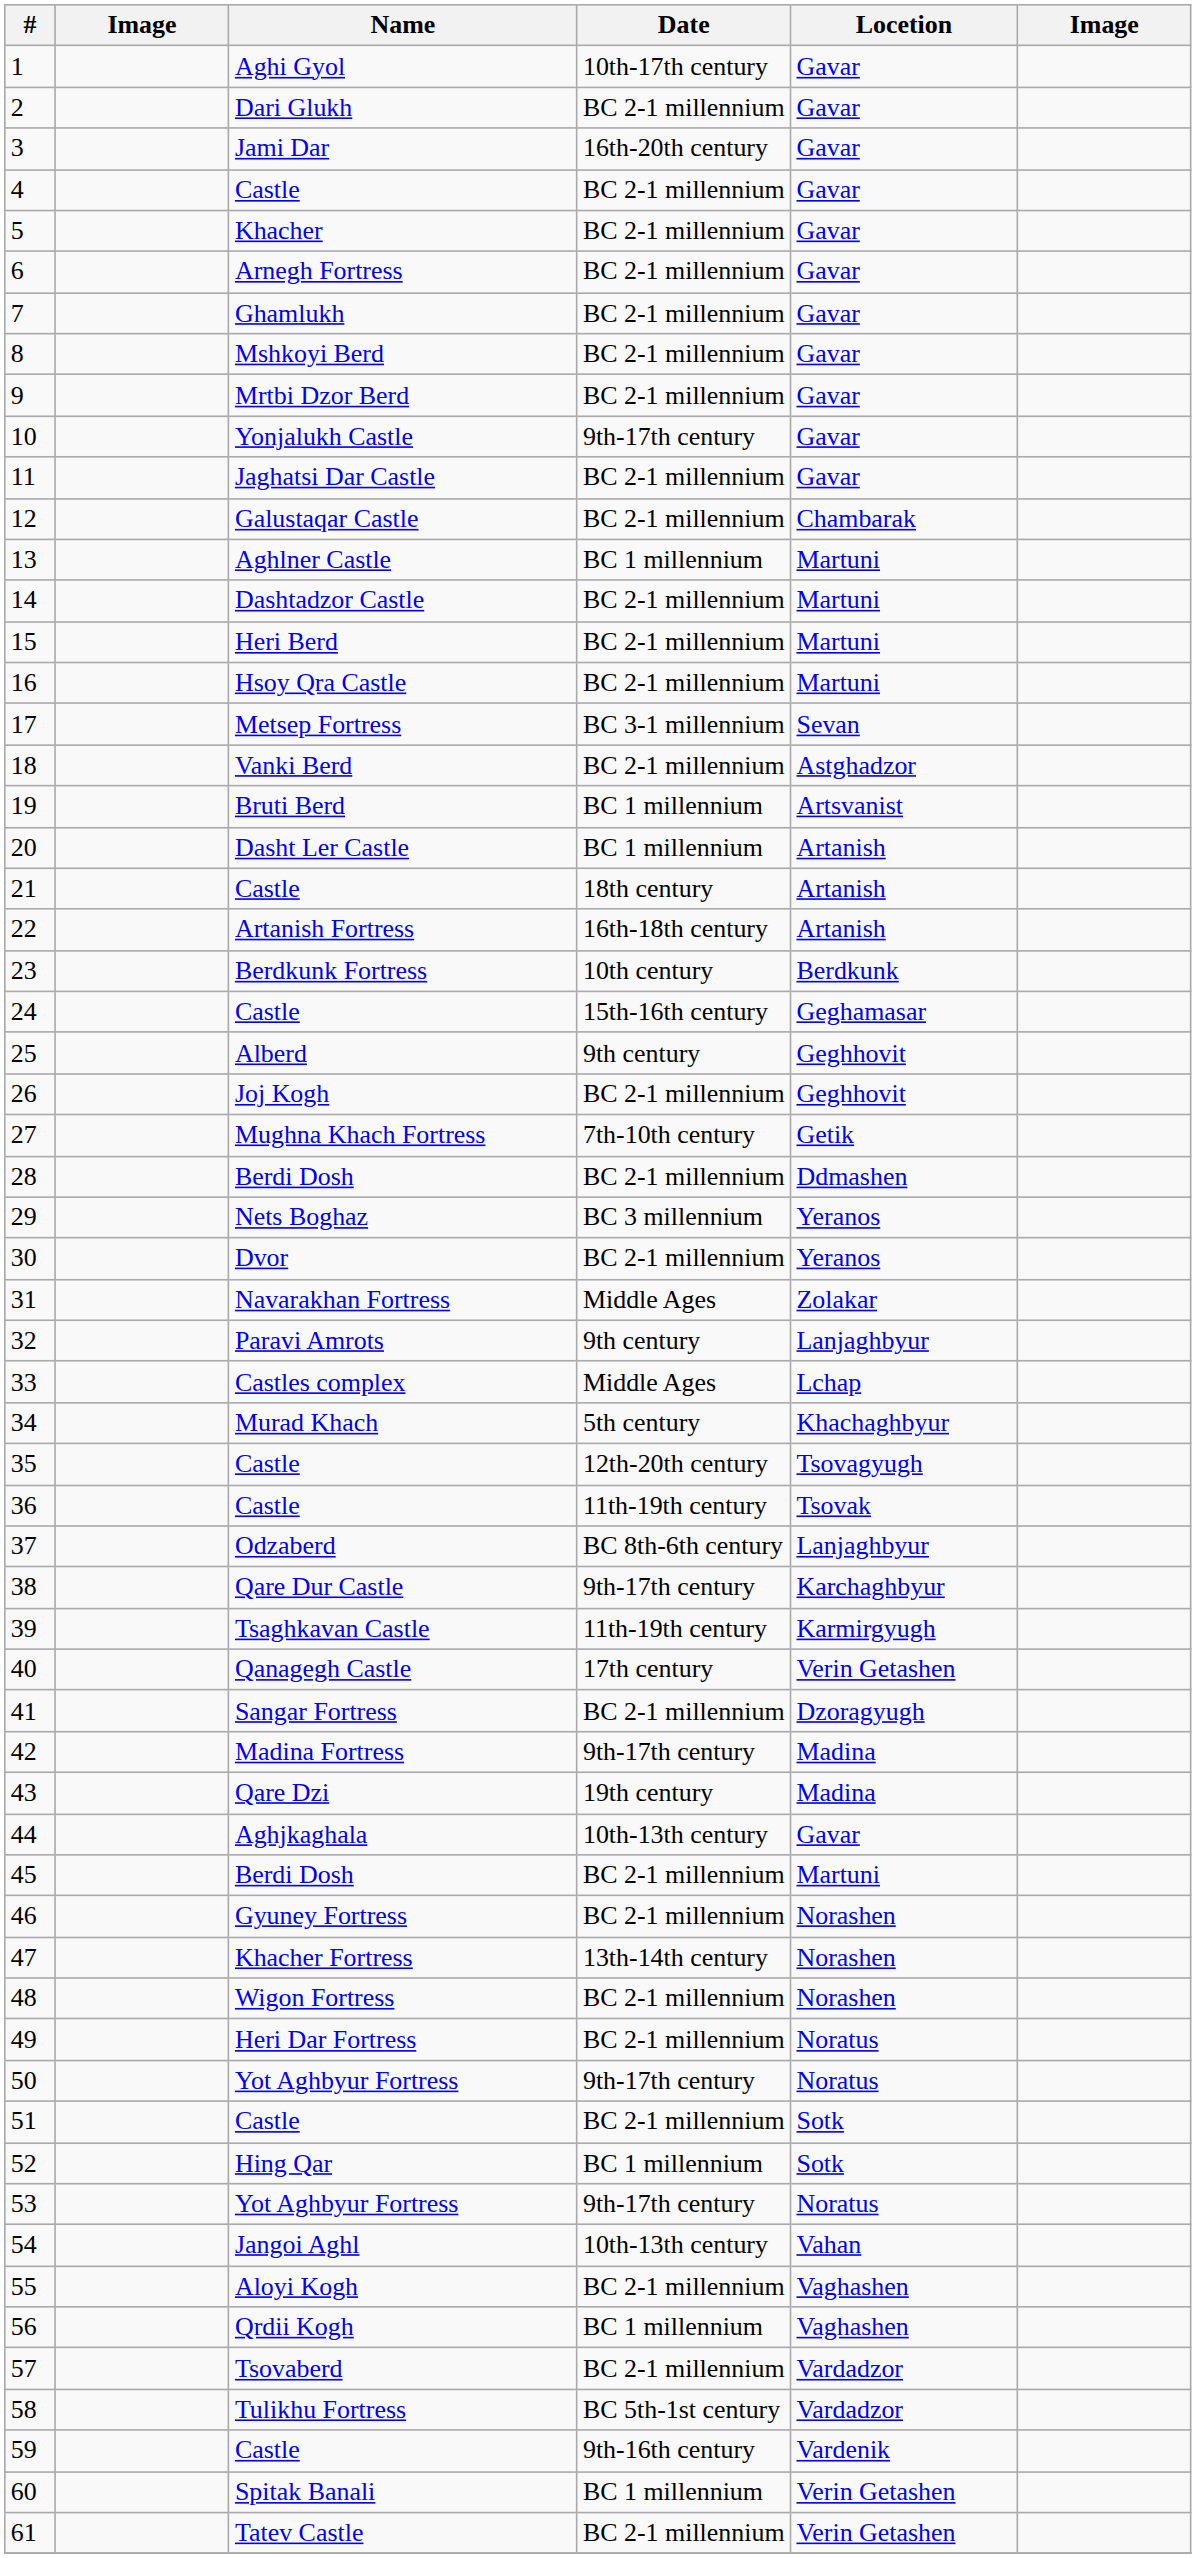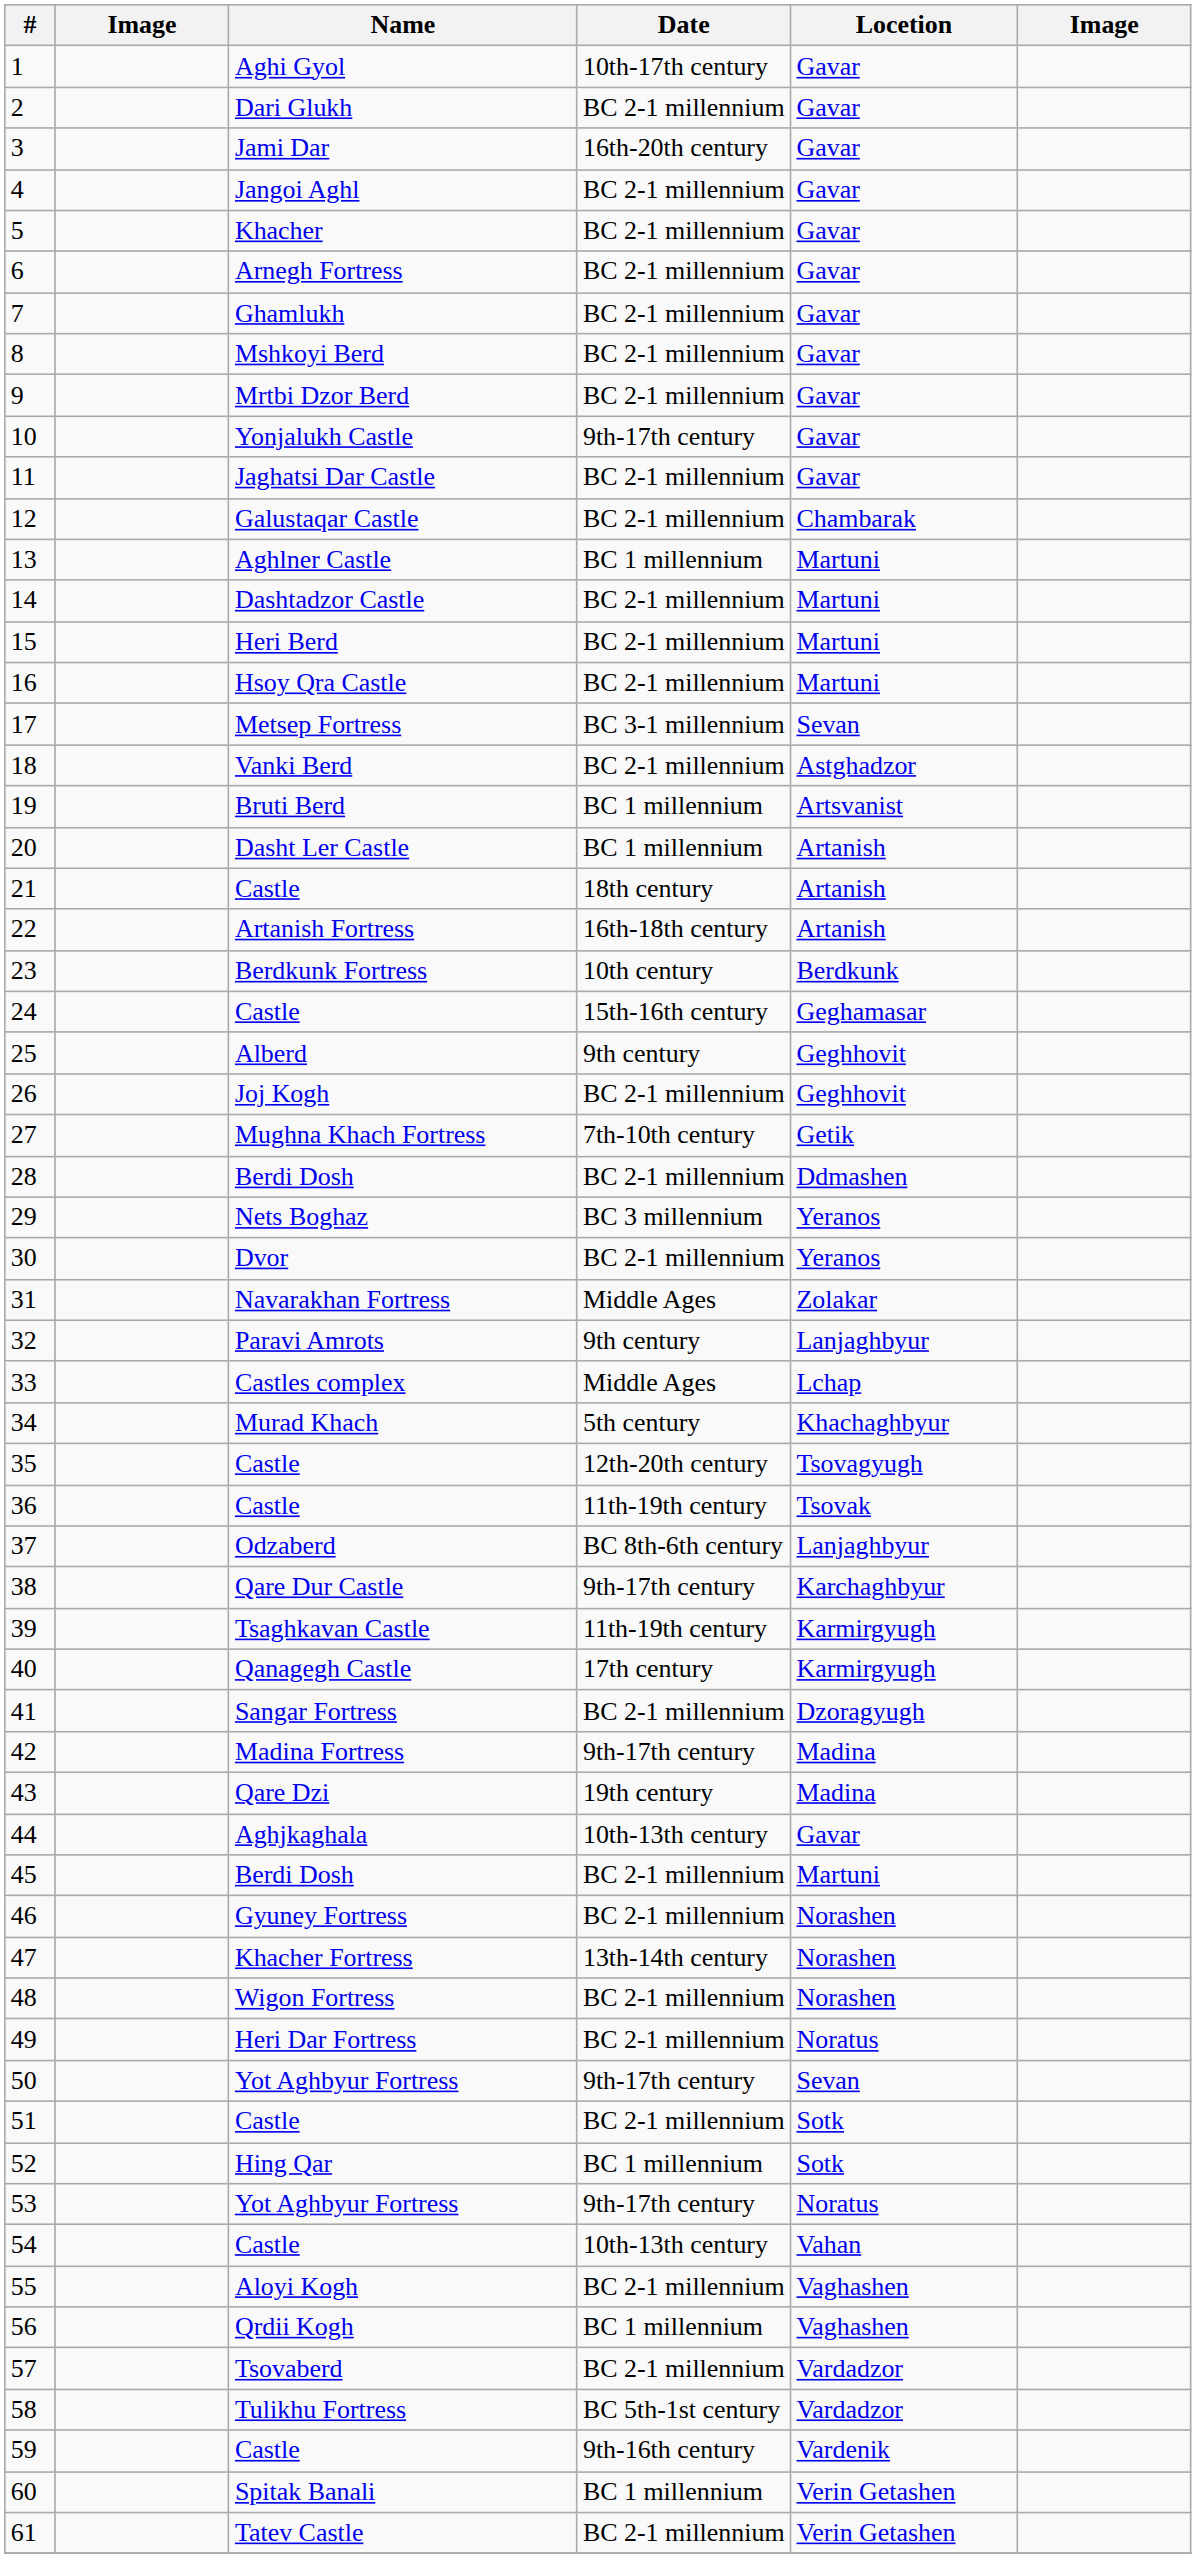(267, 189) Castle -> (297, 189) Jangoi Aghl
(876, 1669) Verin Getashen -> (866, 1669) Karmirgyugh
(838, 2080) Noratus -> (828, 2080) Sevan
(297, 2244) Jangoi Aghl -> (267, 2244) Castle
